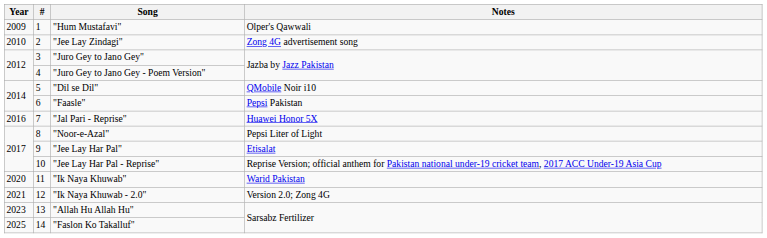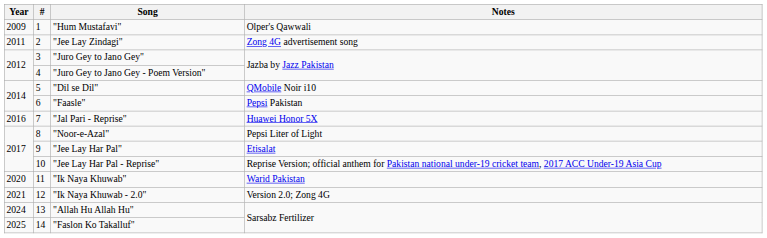(16, 42) 2010 -> (16, 42) 2011
(16, 210) 2023 -> (16, 210) 2024
